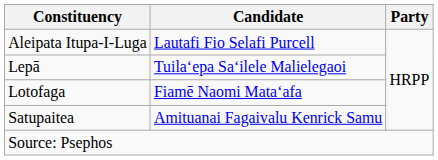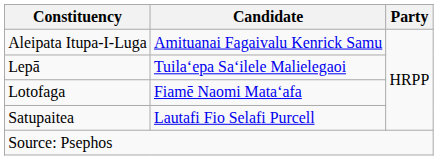(234, 42) Lautafi Fio Selafi Purcell -> (268, 42) Amituanai Fagaivalu Kenrick Samu
(268, 117) Amituanai Fagaivalu Kenrick Samu -> (234, 117) Lautafi Fio Selafi Purcell
